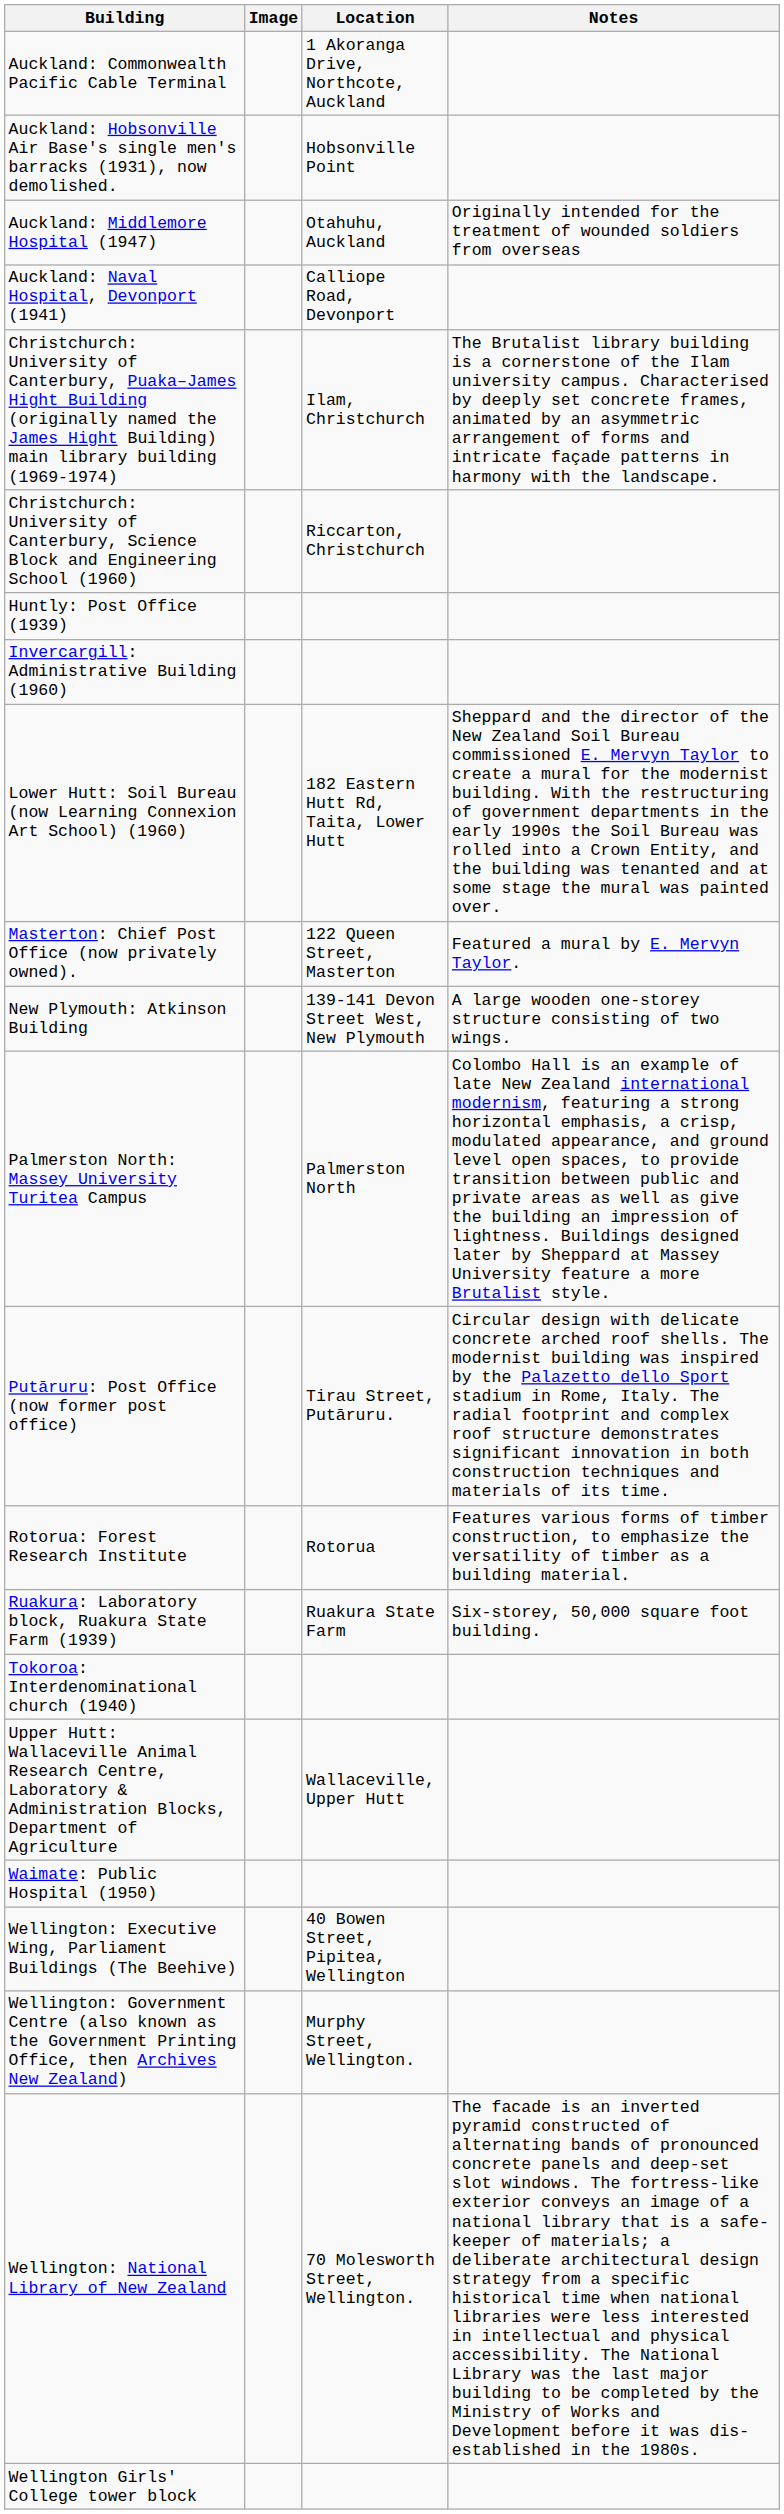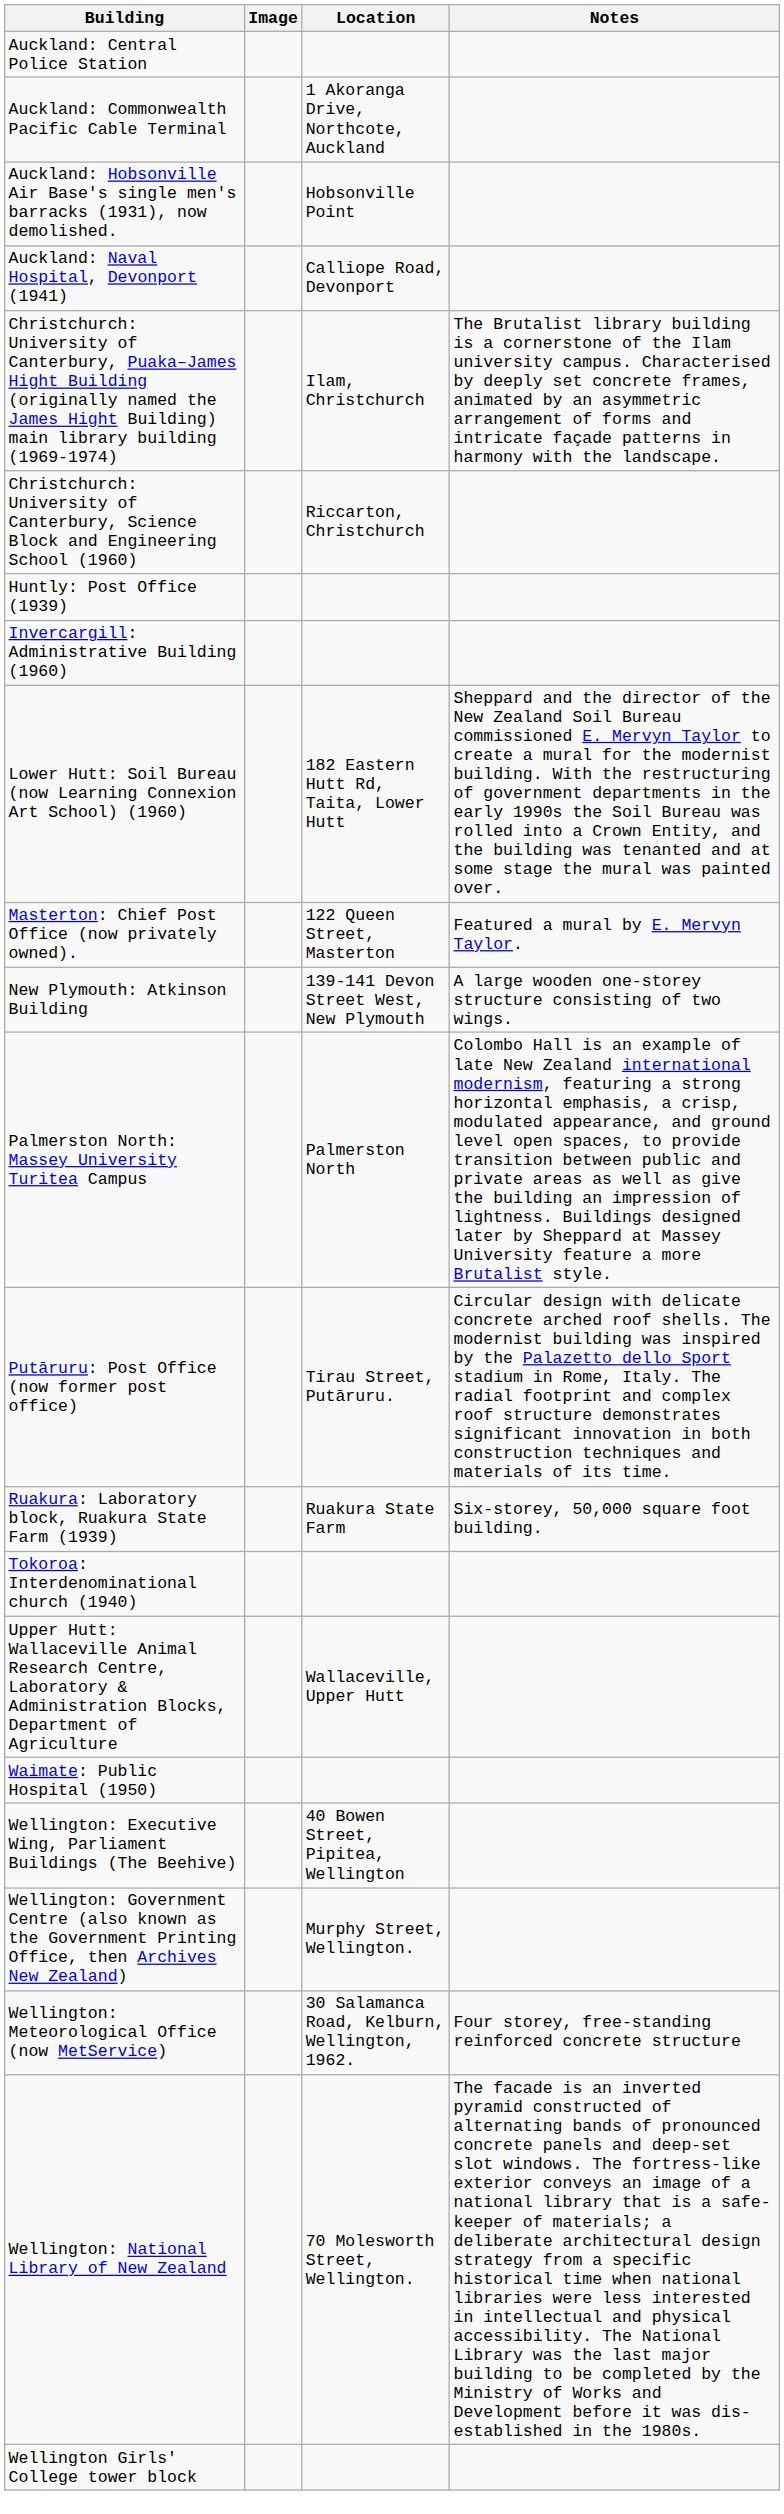+ row: (93, 55)
- row: (108, 232)
- row: (98, 1547)
+ row: (113, 2033)
